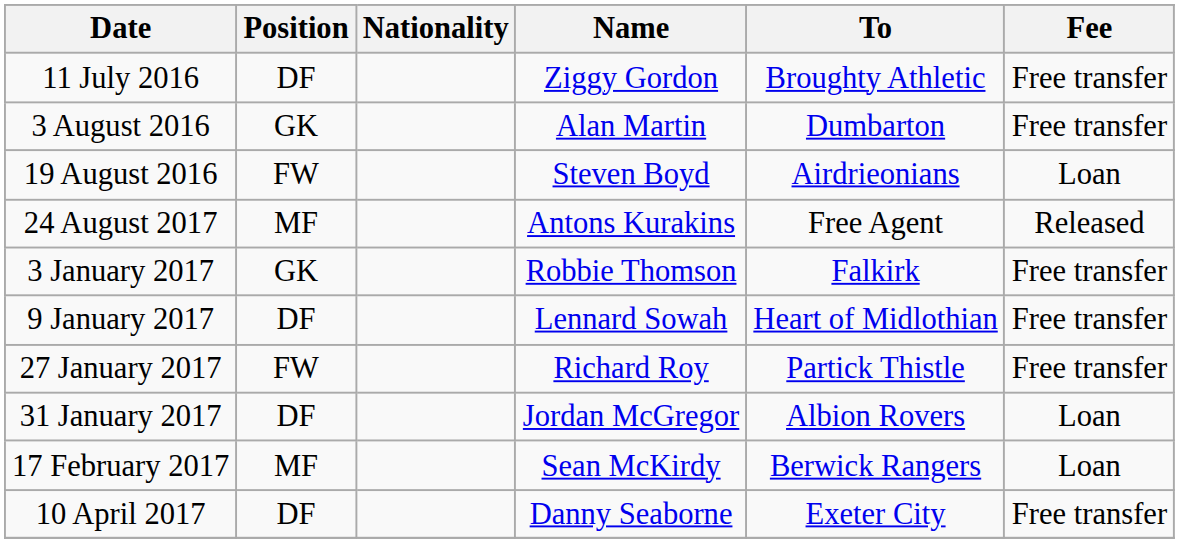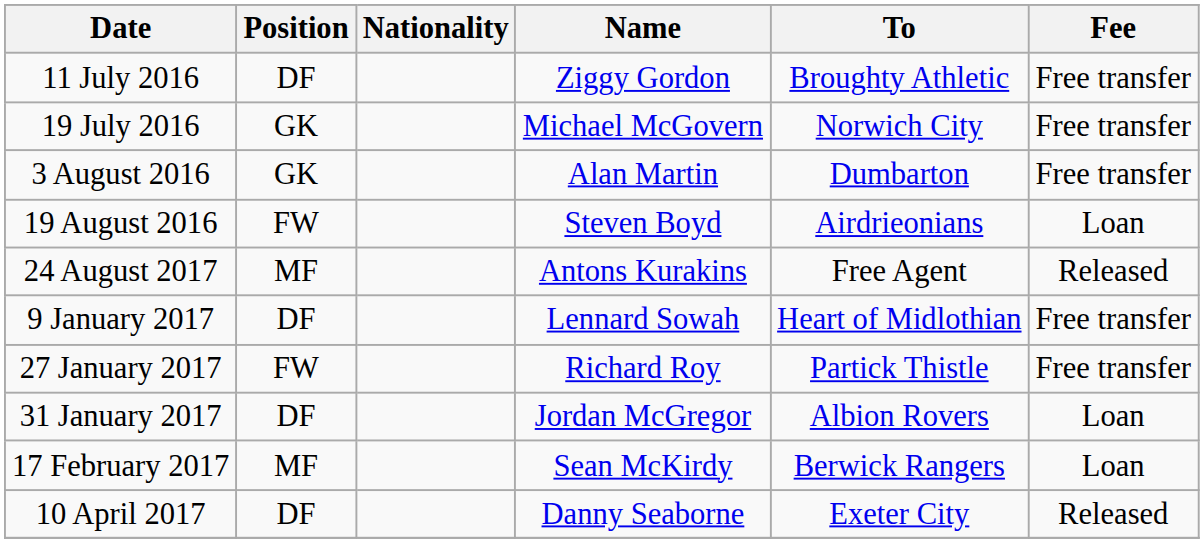+ row: (121, 125)
- row: (121, 271)
(1089, 513) Free transfer -> (1113, 513) Released
